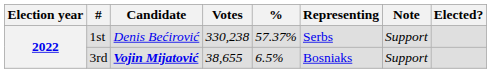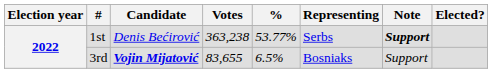(227, 36) 330,238 -> (227, 36) 363,238
(276, 36) 57.37% -> (276, 36) 53.77%
(406, 36) normal -> (407, 36) bold
(224, 57) 38,655 -> (224, 57) 83,655
